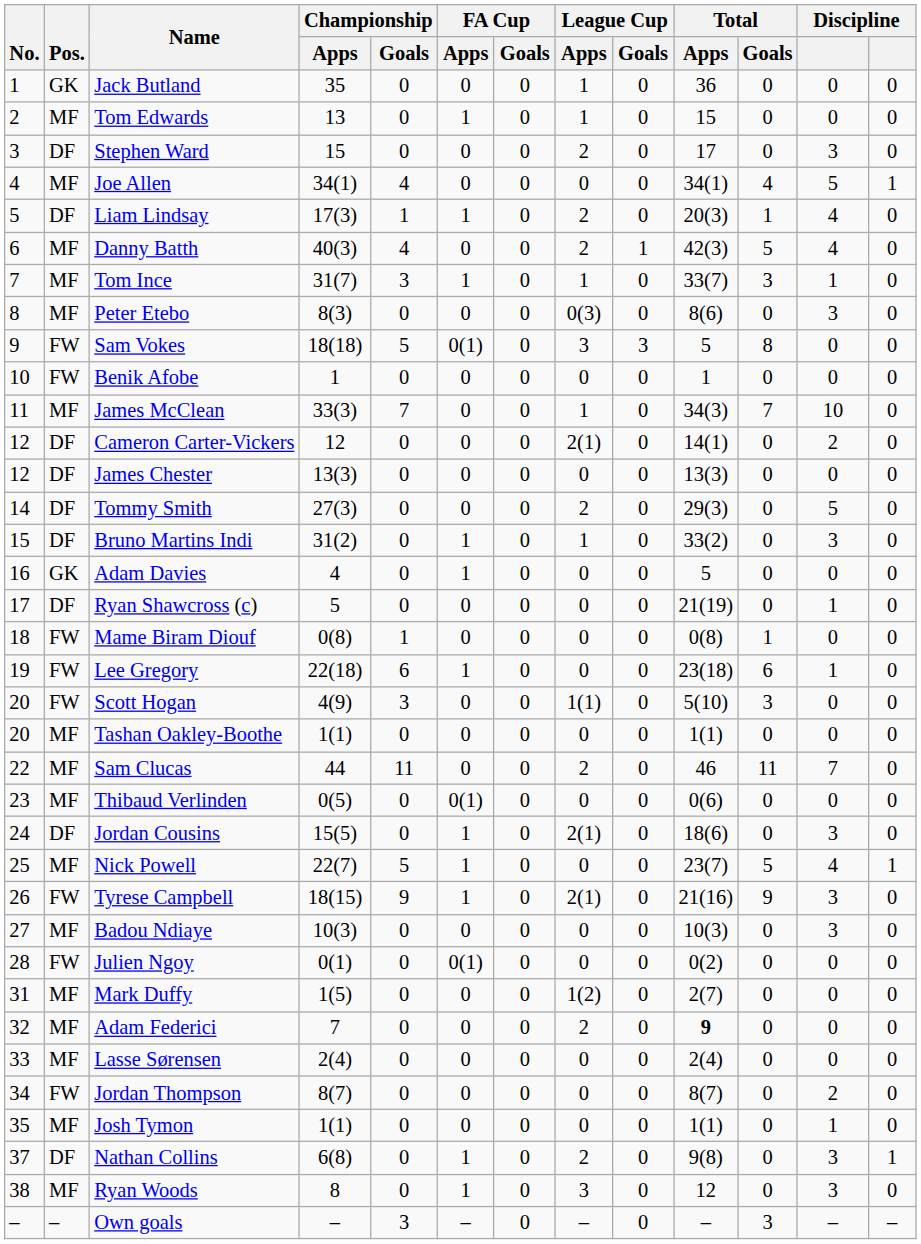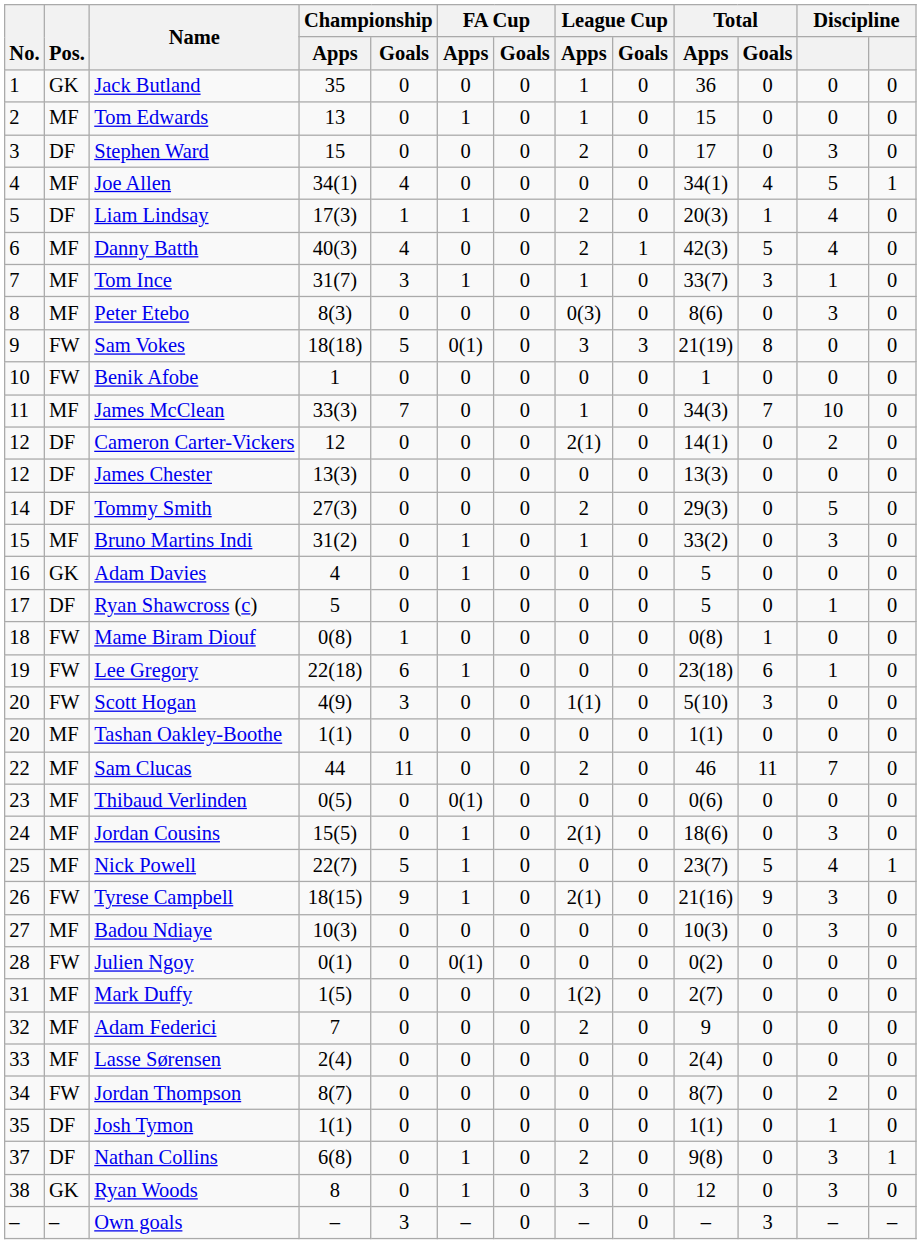(706, 345) 5 -> (706, 345) 21(19)
(62, 540) DF -> (64, 540) MF
(706, 605) 21(19) -> (706, 605) 5
(62, 832) DF -> (64, 832) MF
(706, 1027) bold -> (706, 1027) normal
(64, 1125) MF -> (62, 1125) DF
(64, 1190) MF -> (64, 1190) GK
